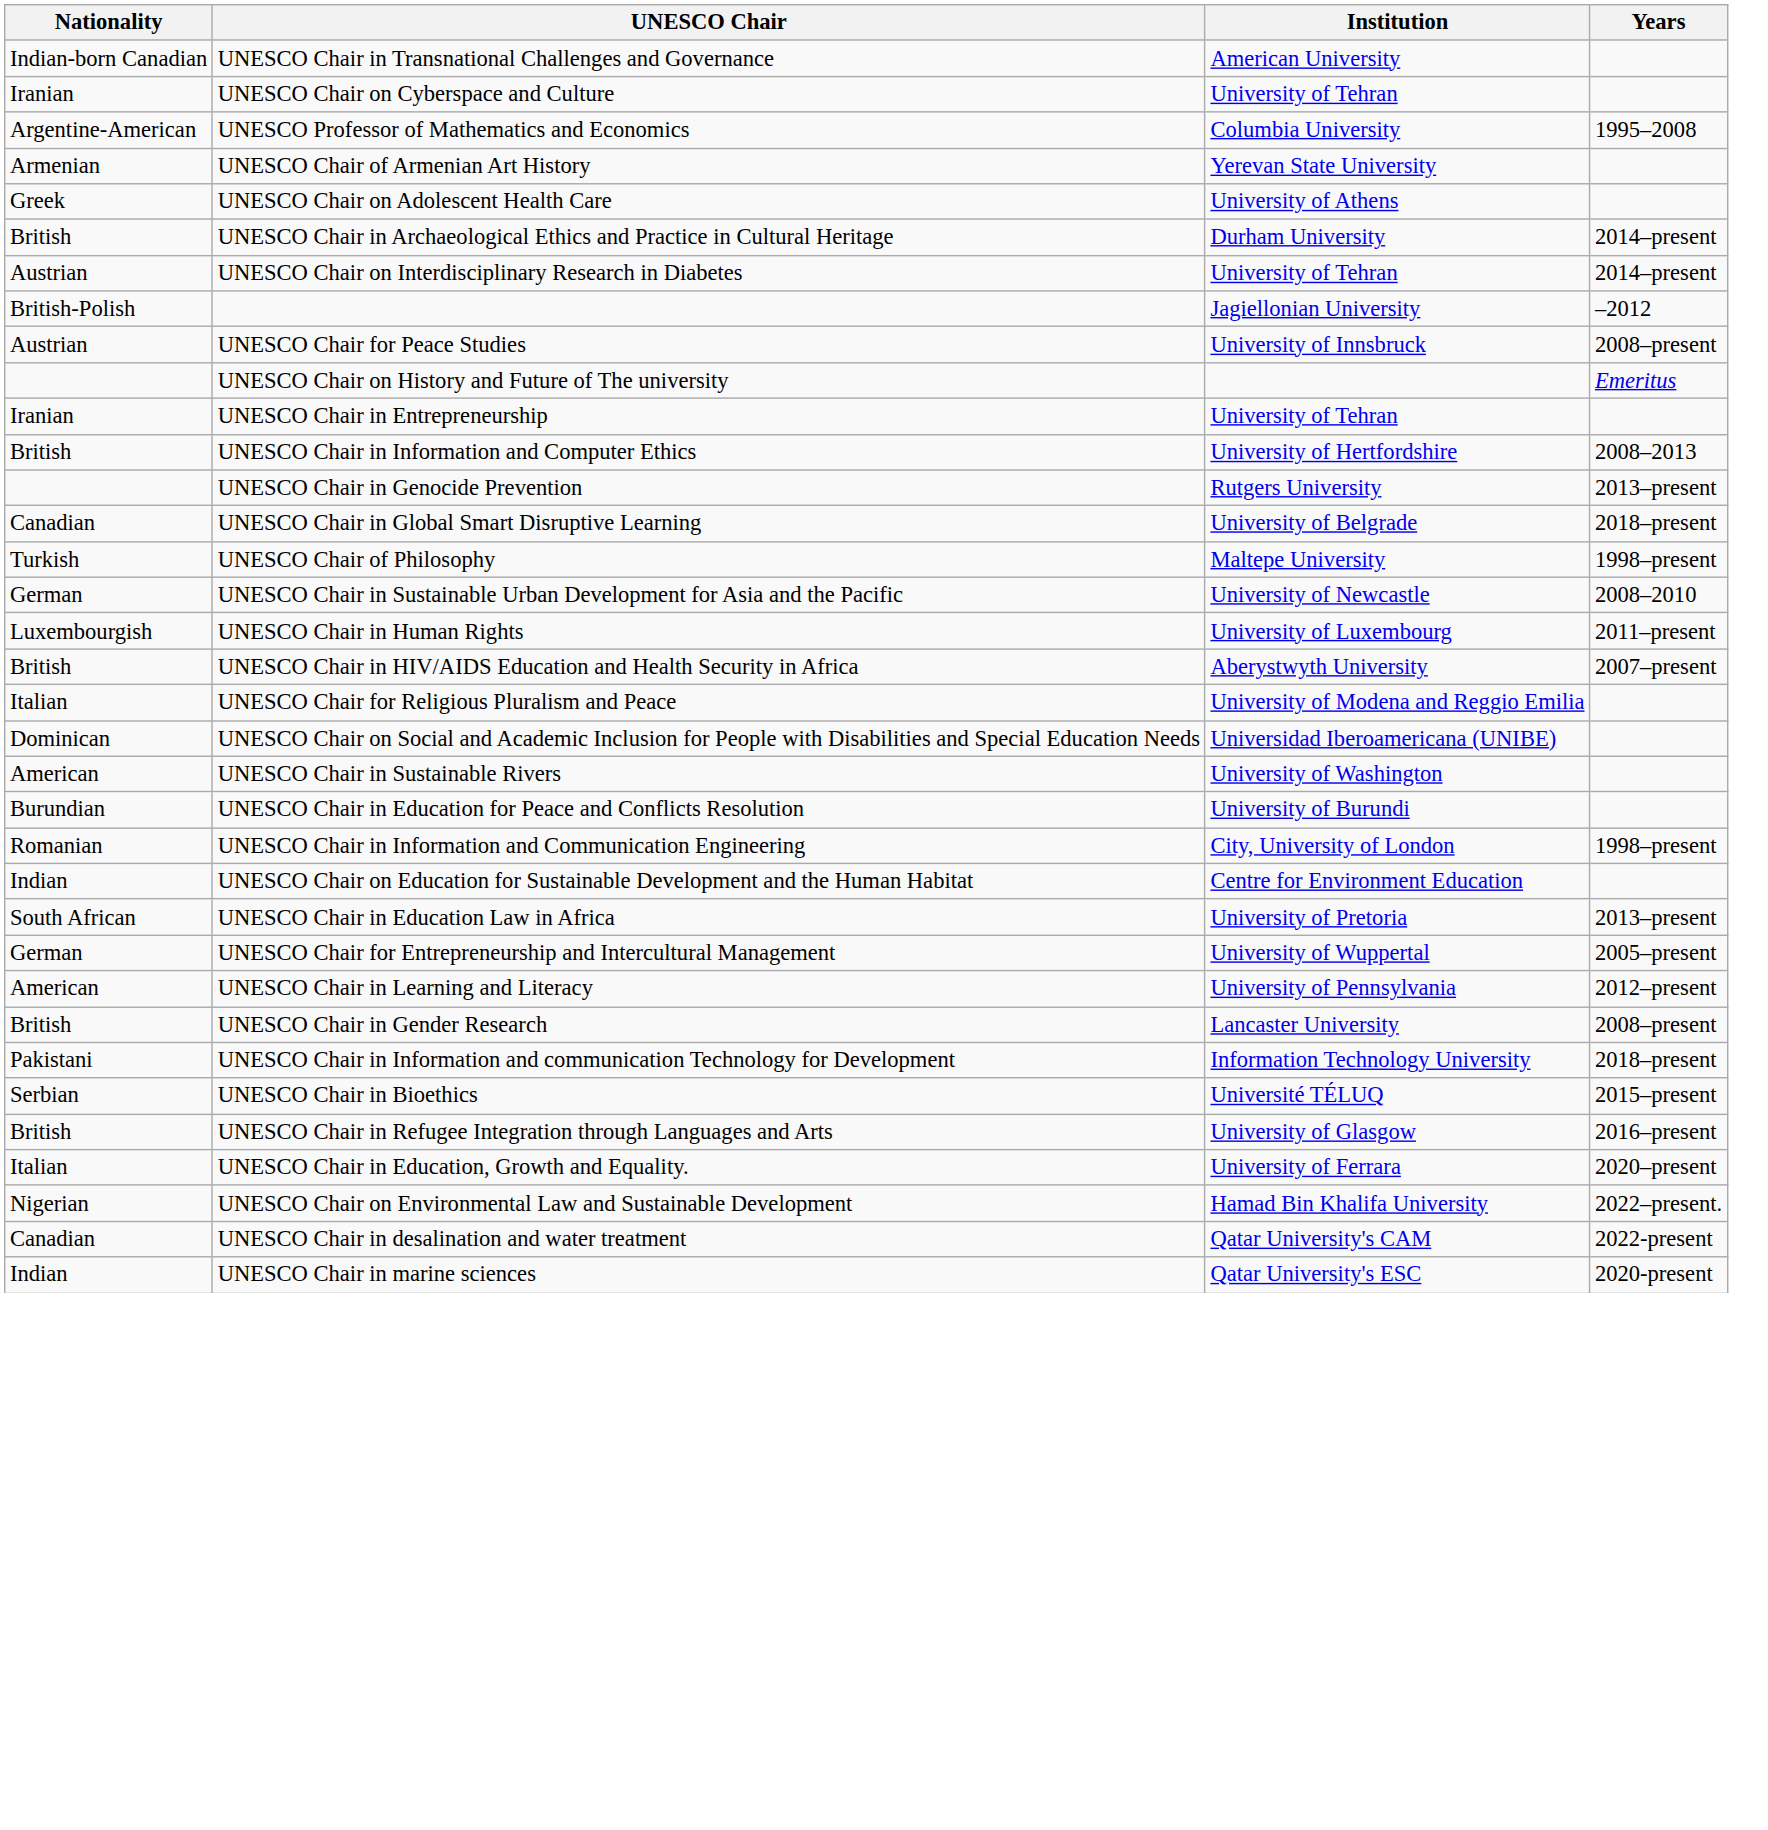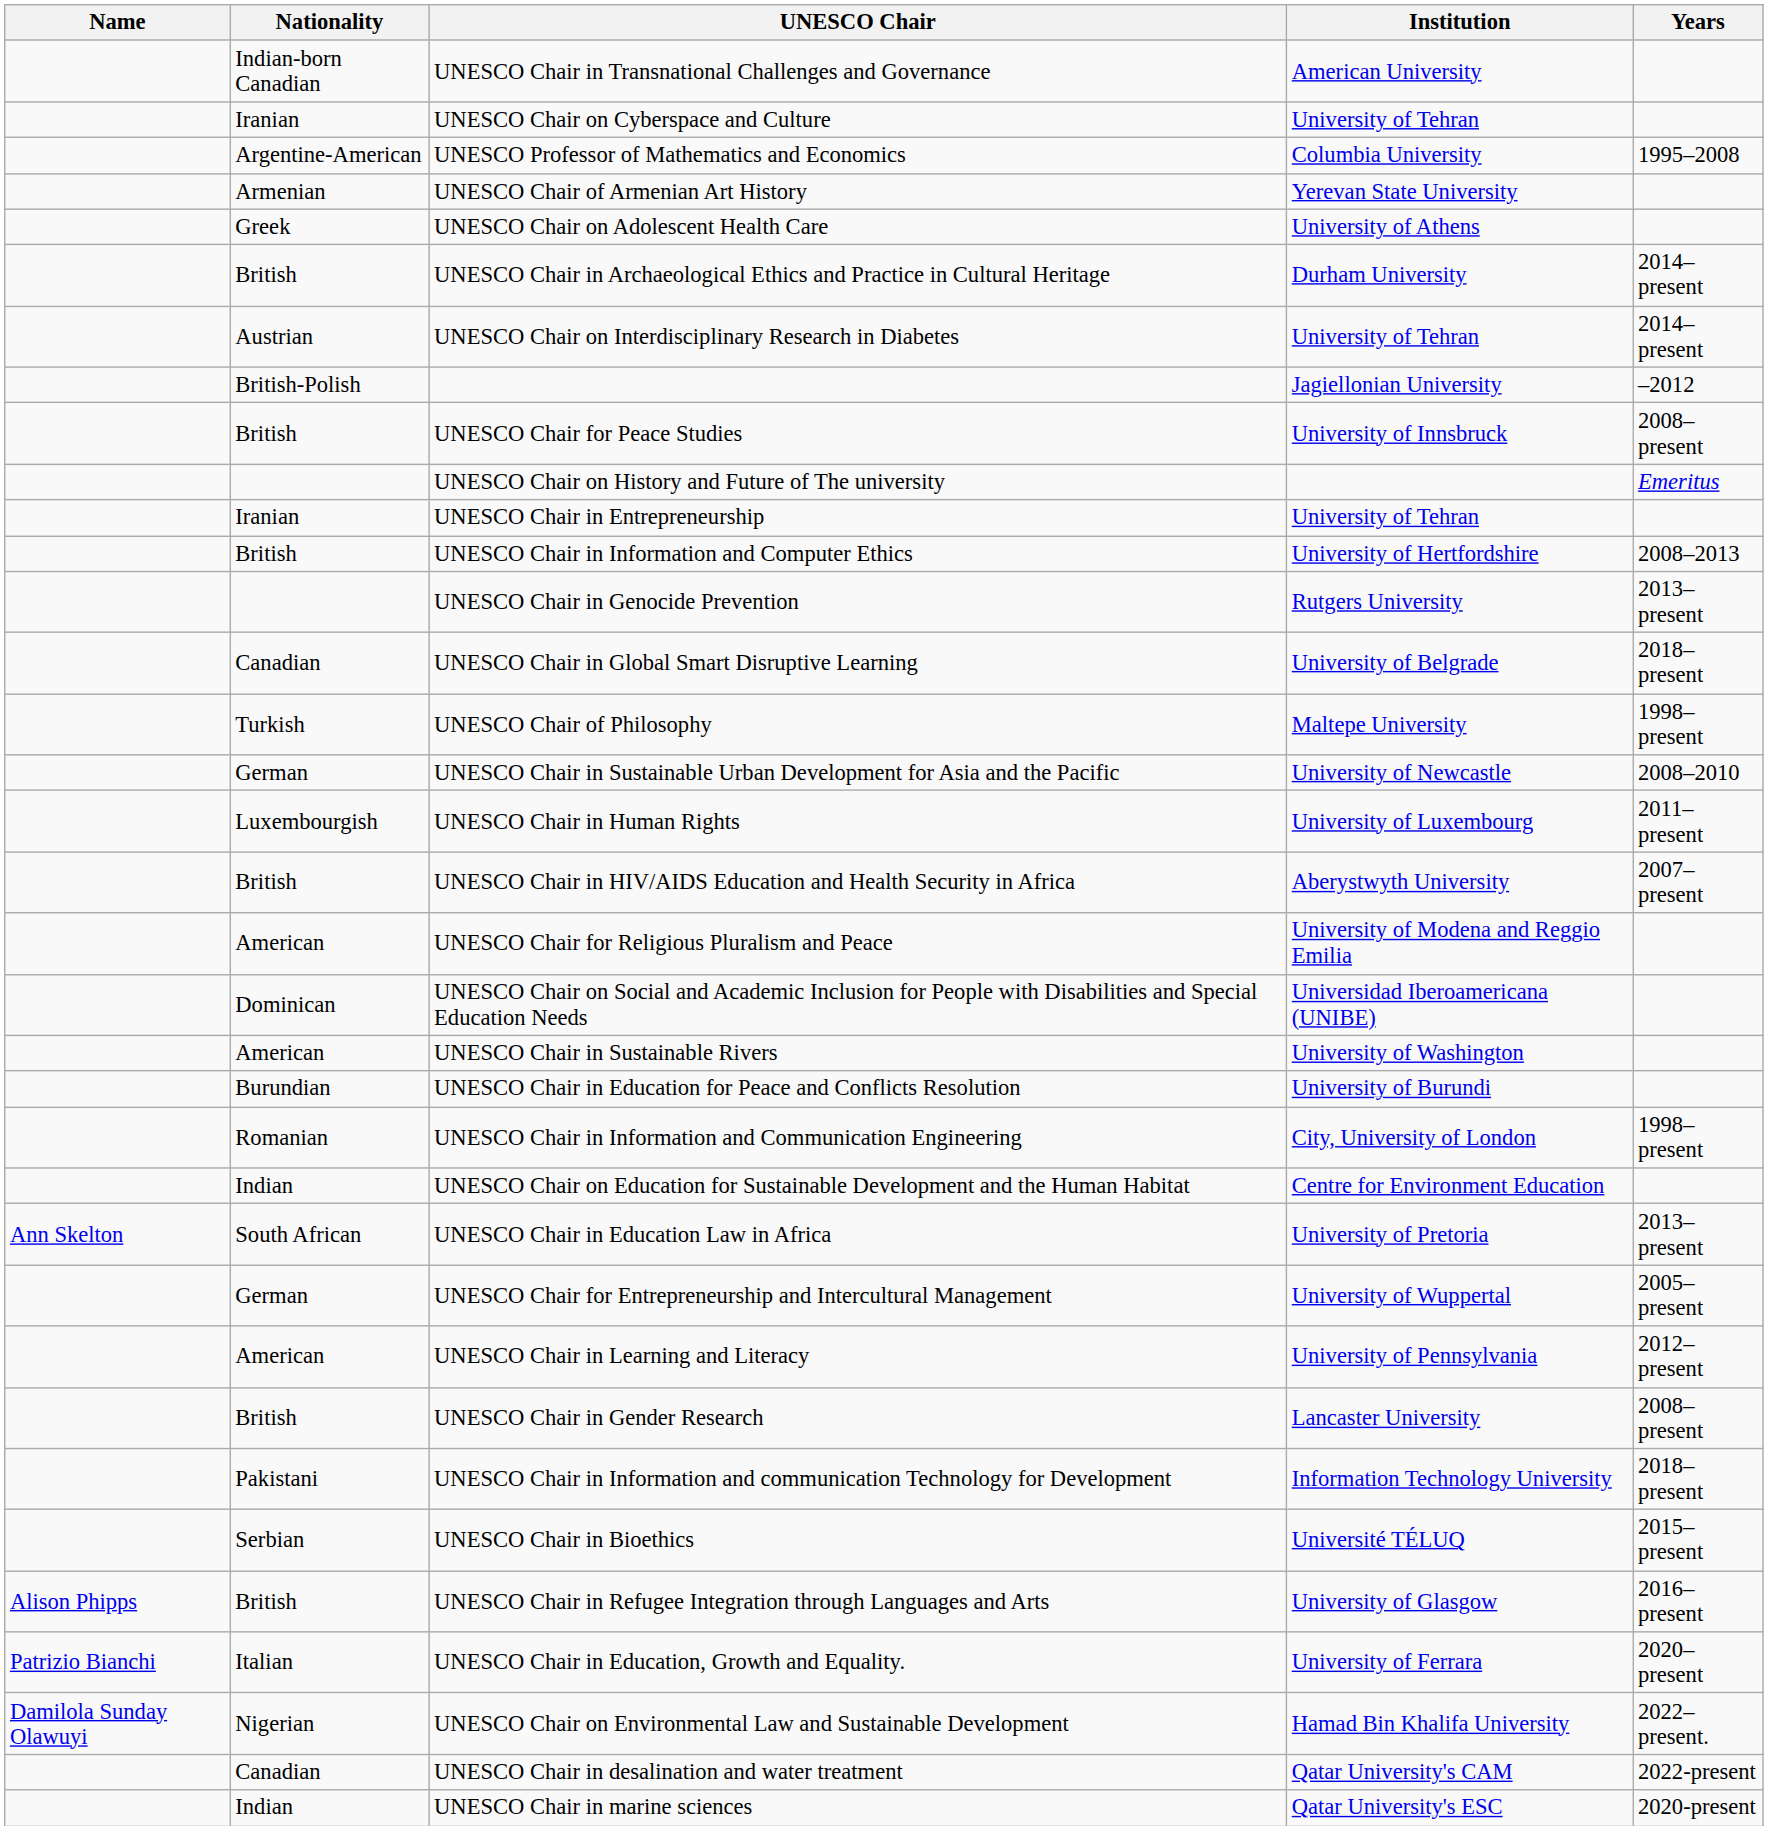+ column: (117, 22)
(49, 344) Austrian -> (266, 433) British
(39, 702) Italian -> (280, 943) American
